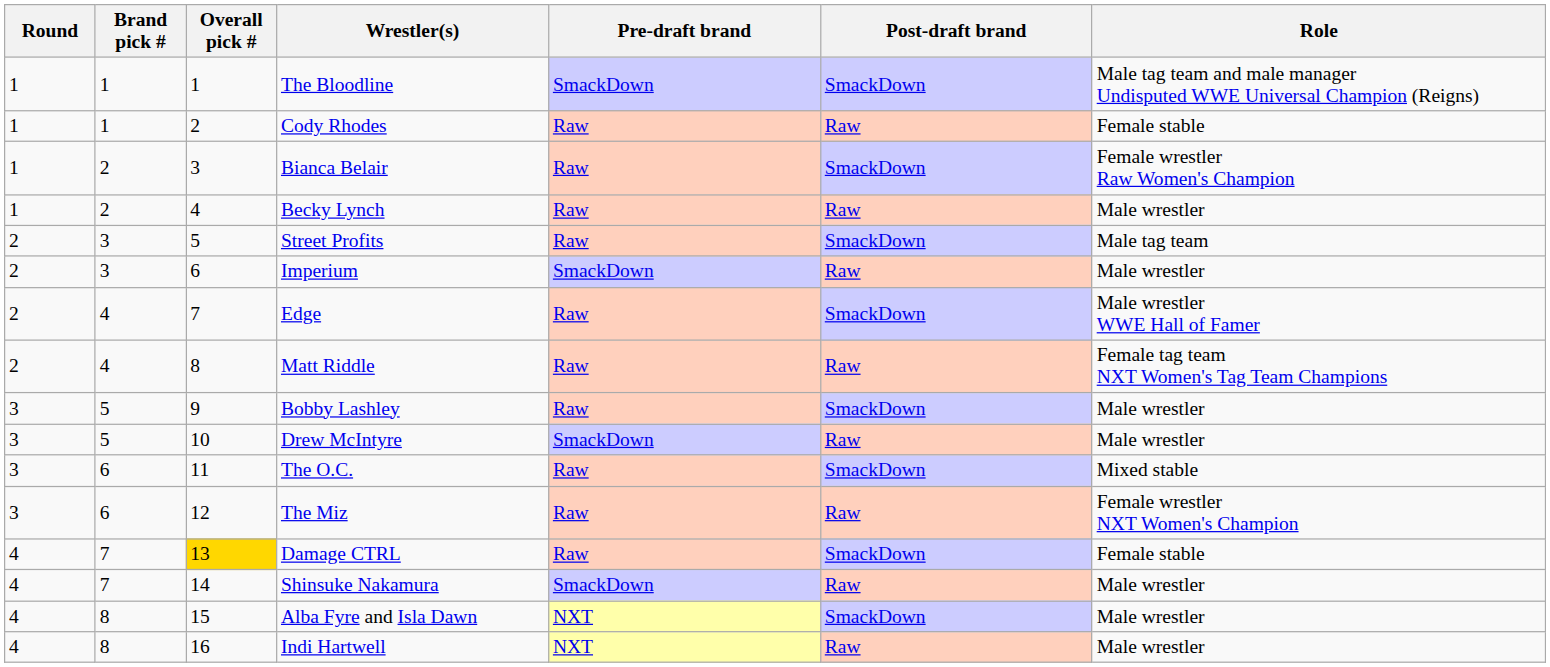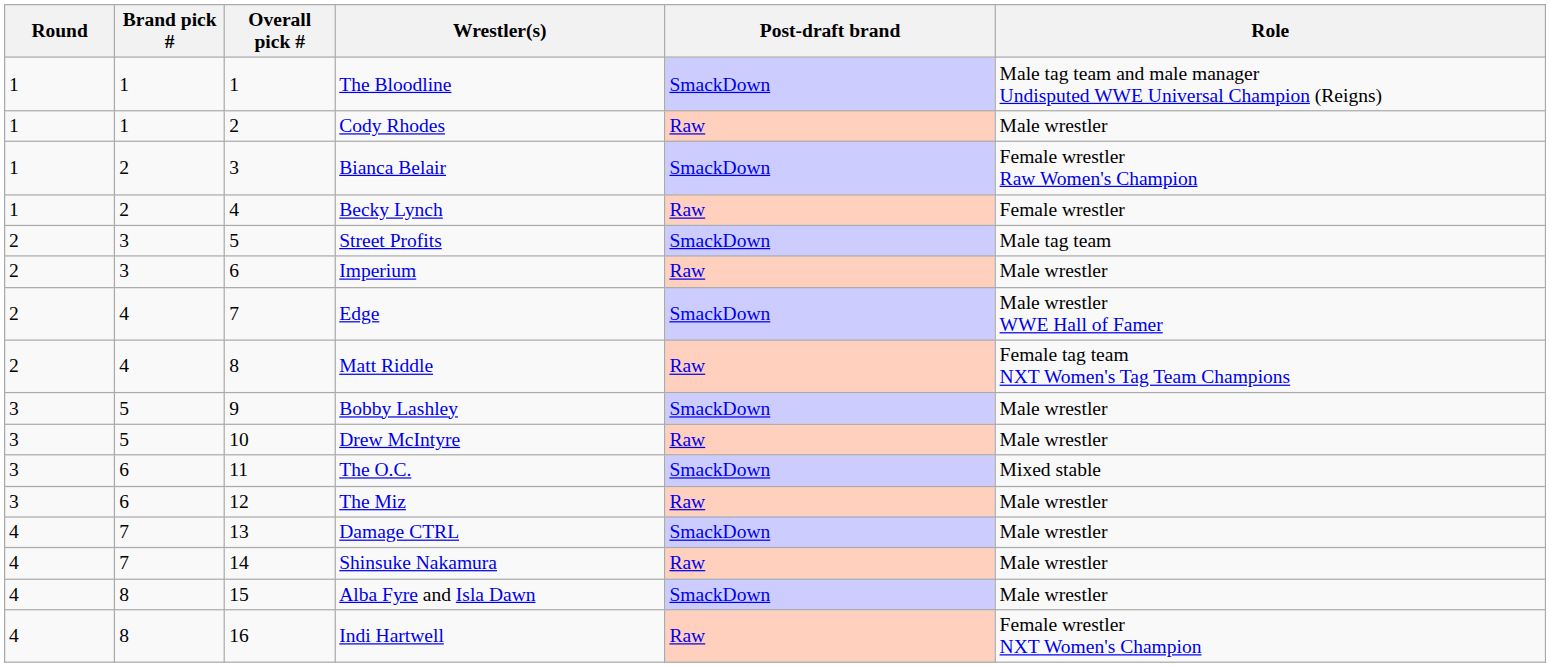- column: (684, 30)
(1151, 125) Female stable -> (1054, 125) Male wrestler
(1151, 209) Male wrestler -> (1062, 209) Female wrestler
(1198, 512) Female wrestler NXT Women's Champion -> (1054, 501) Male wrestler
(200, 554) gold background -> (239, 532) no background
(1151, 554) Female stable -> (1054, 532) Male wrestler
(1151, 647) Male wrestler -> (1101, 636) Female wrestler NXT Women's Champion
